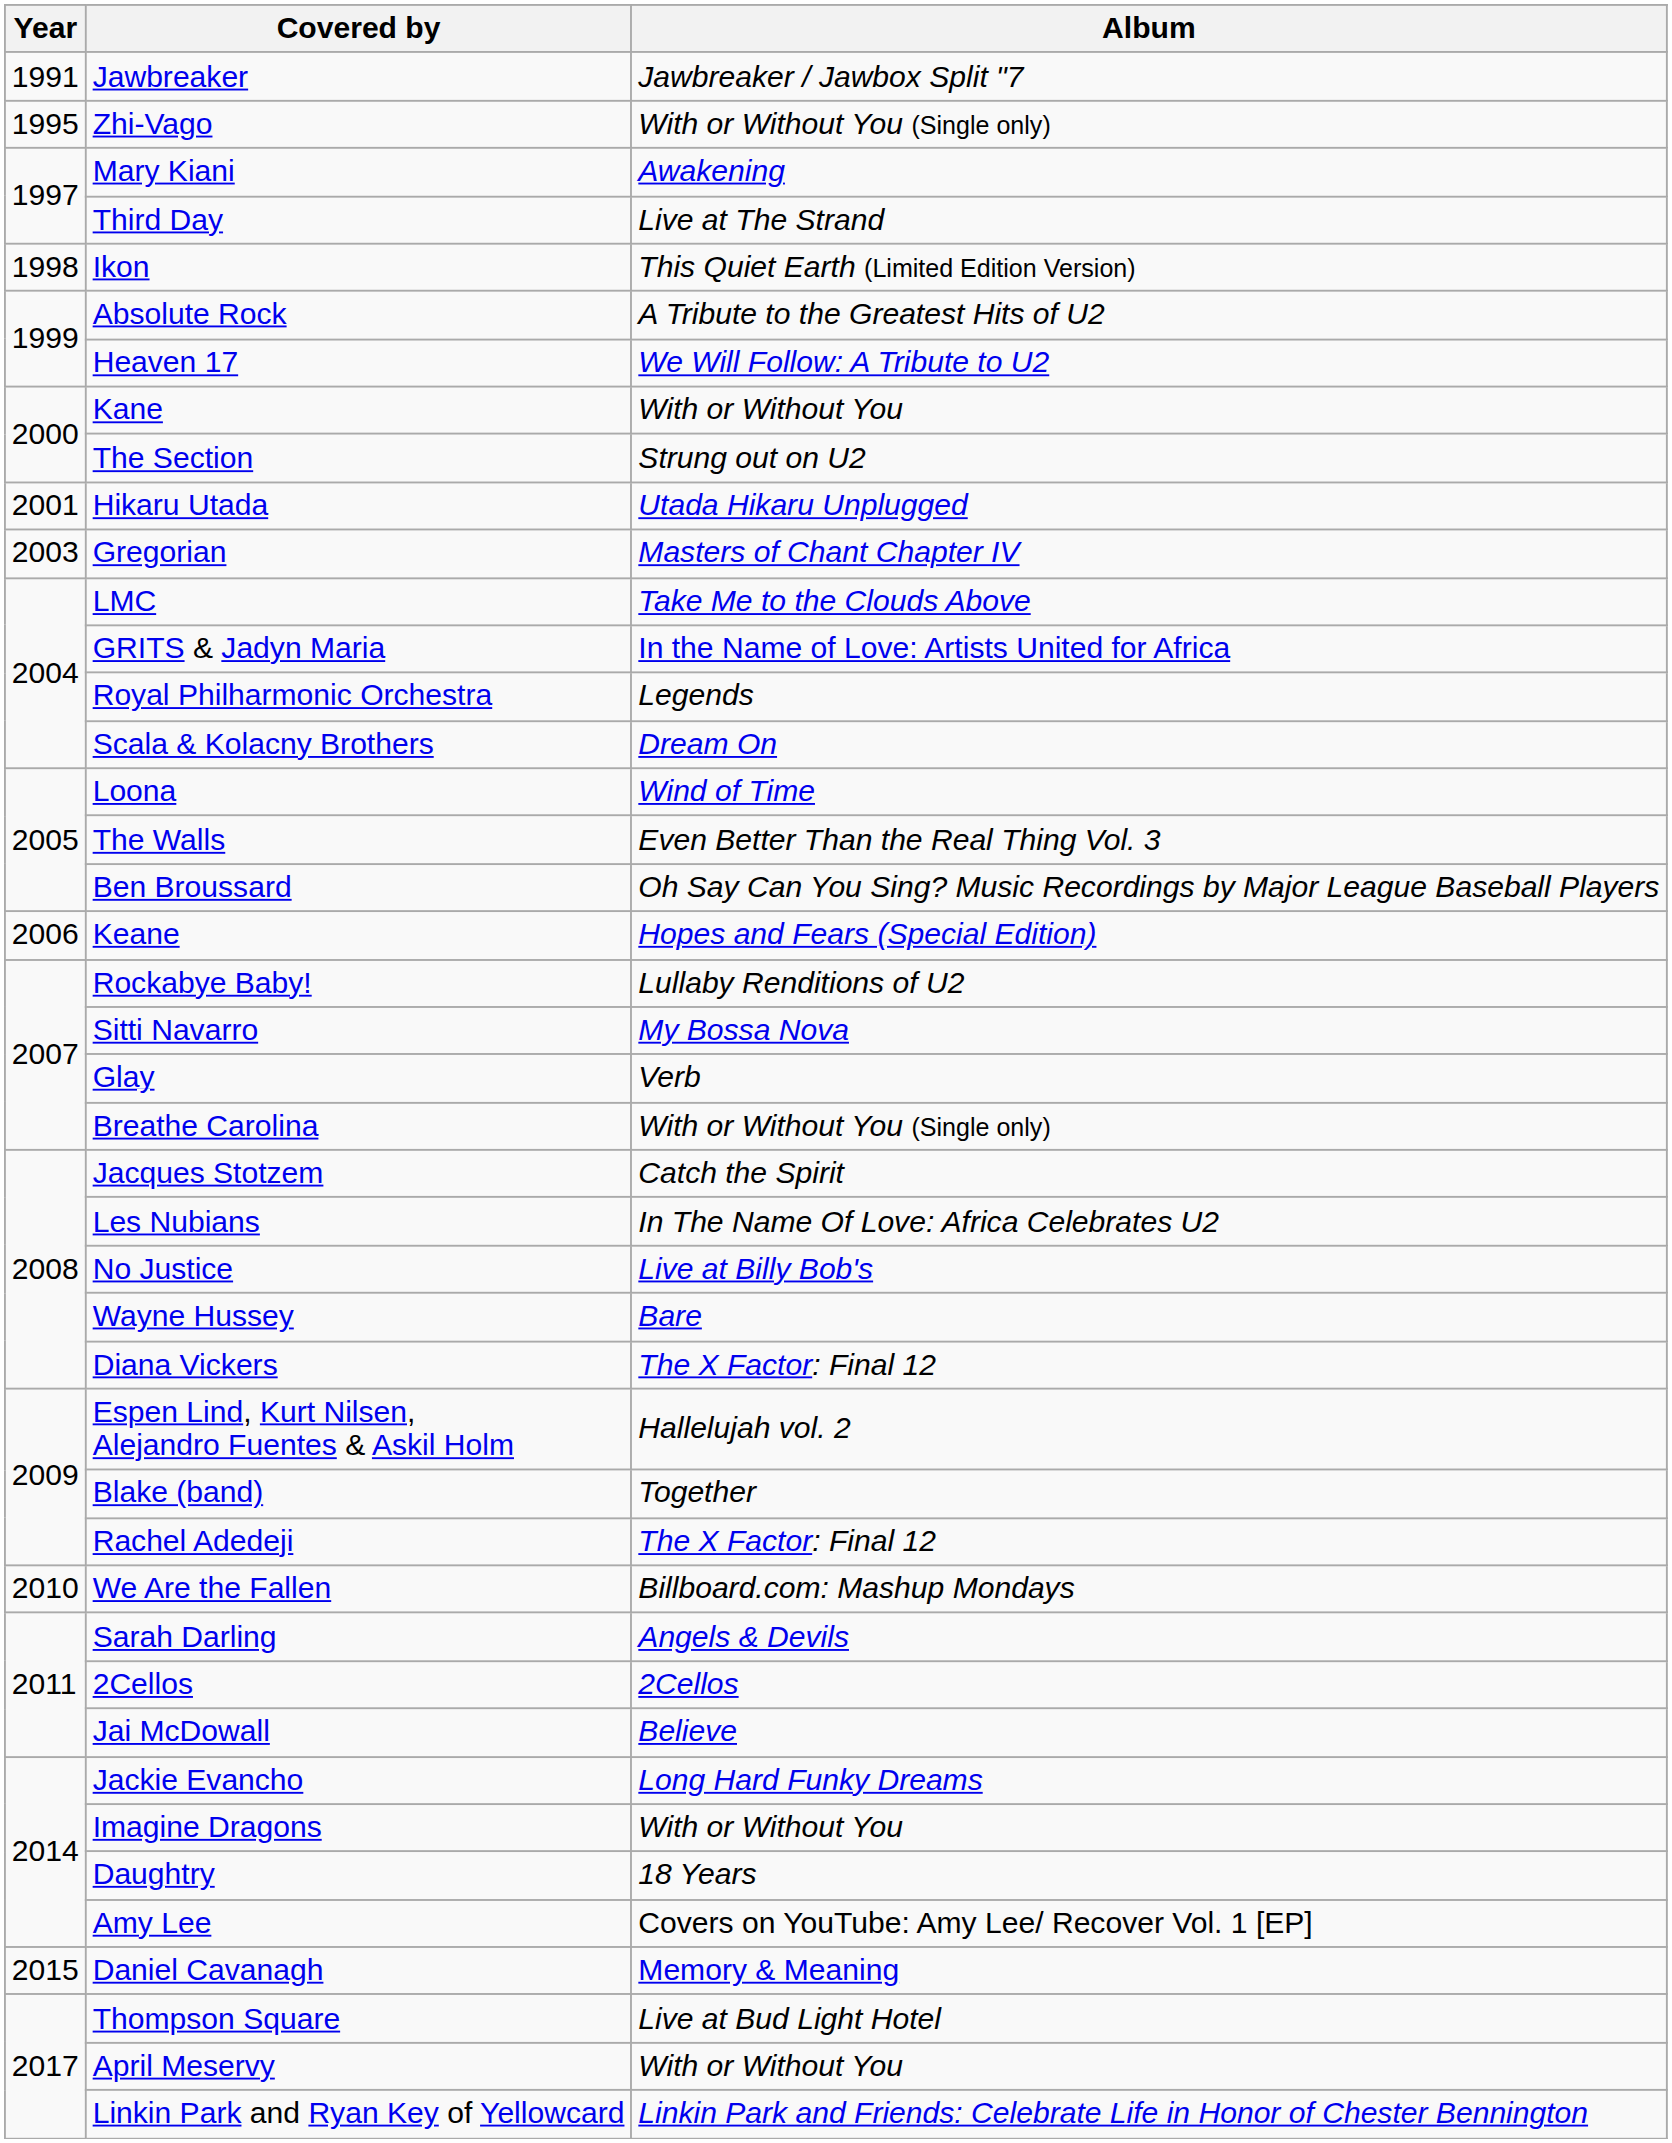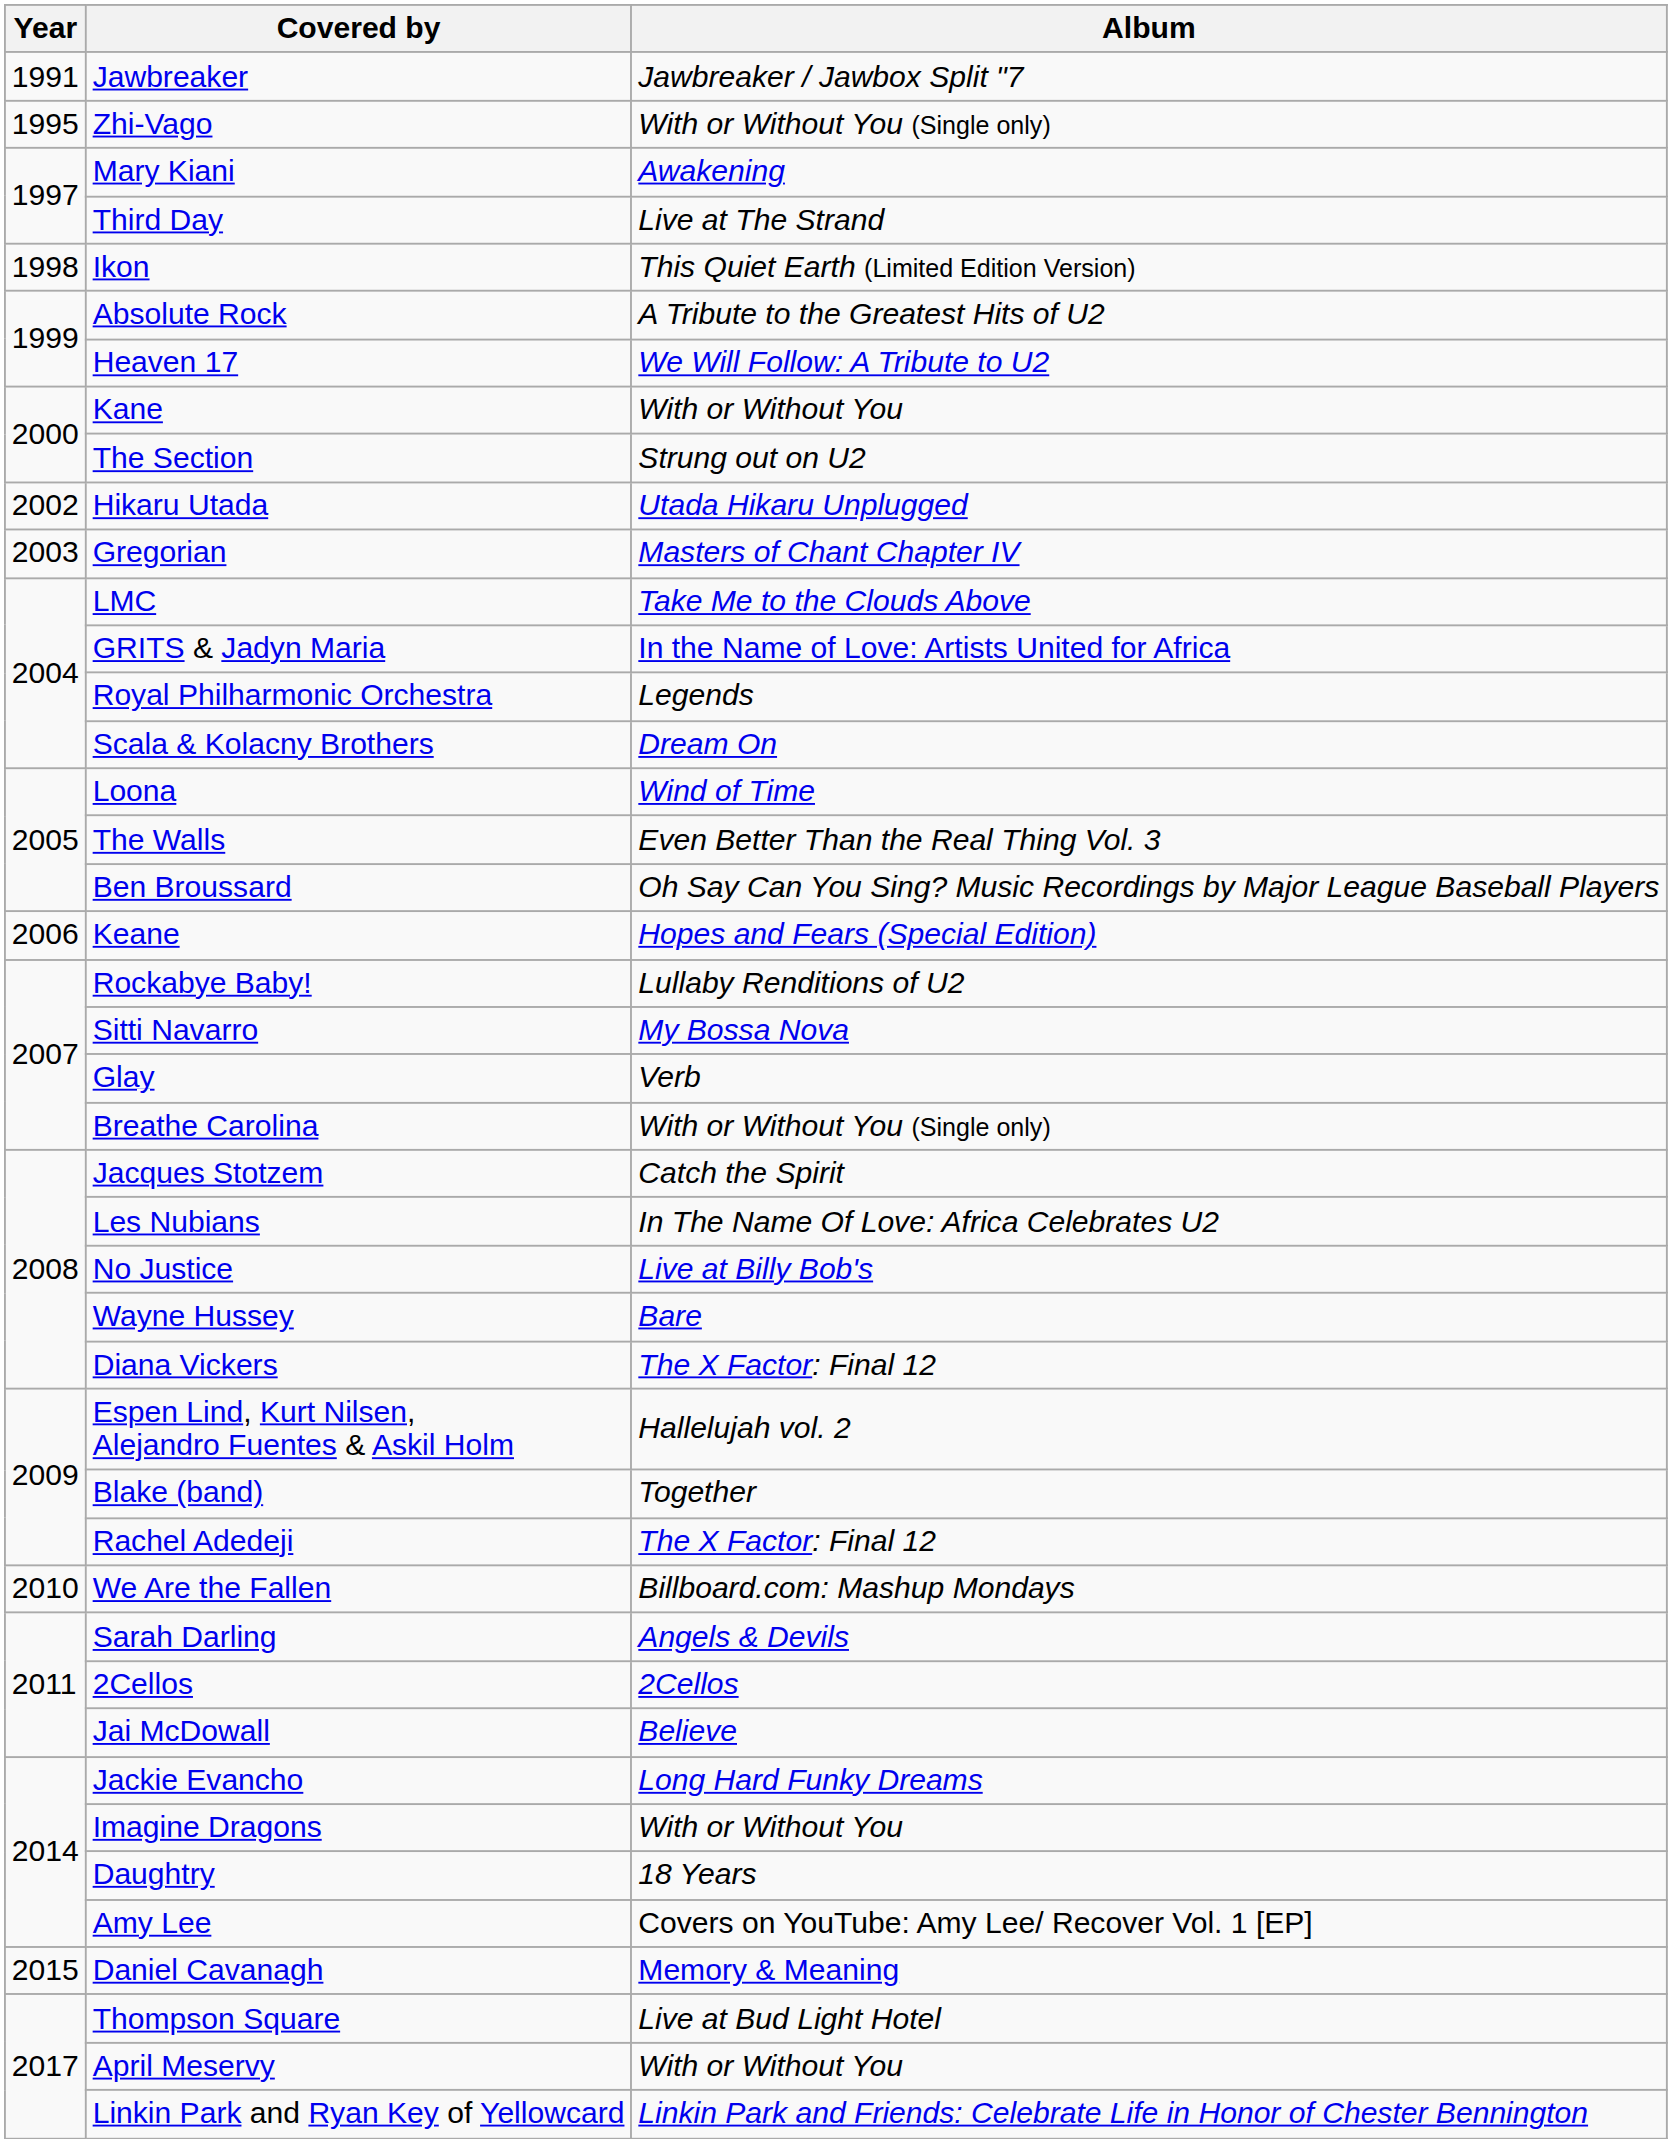(45, 505) 2001 -> (45, 505) 2002
